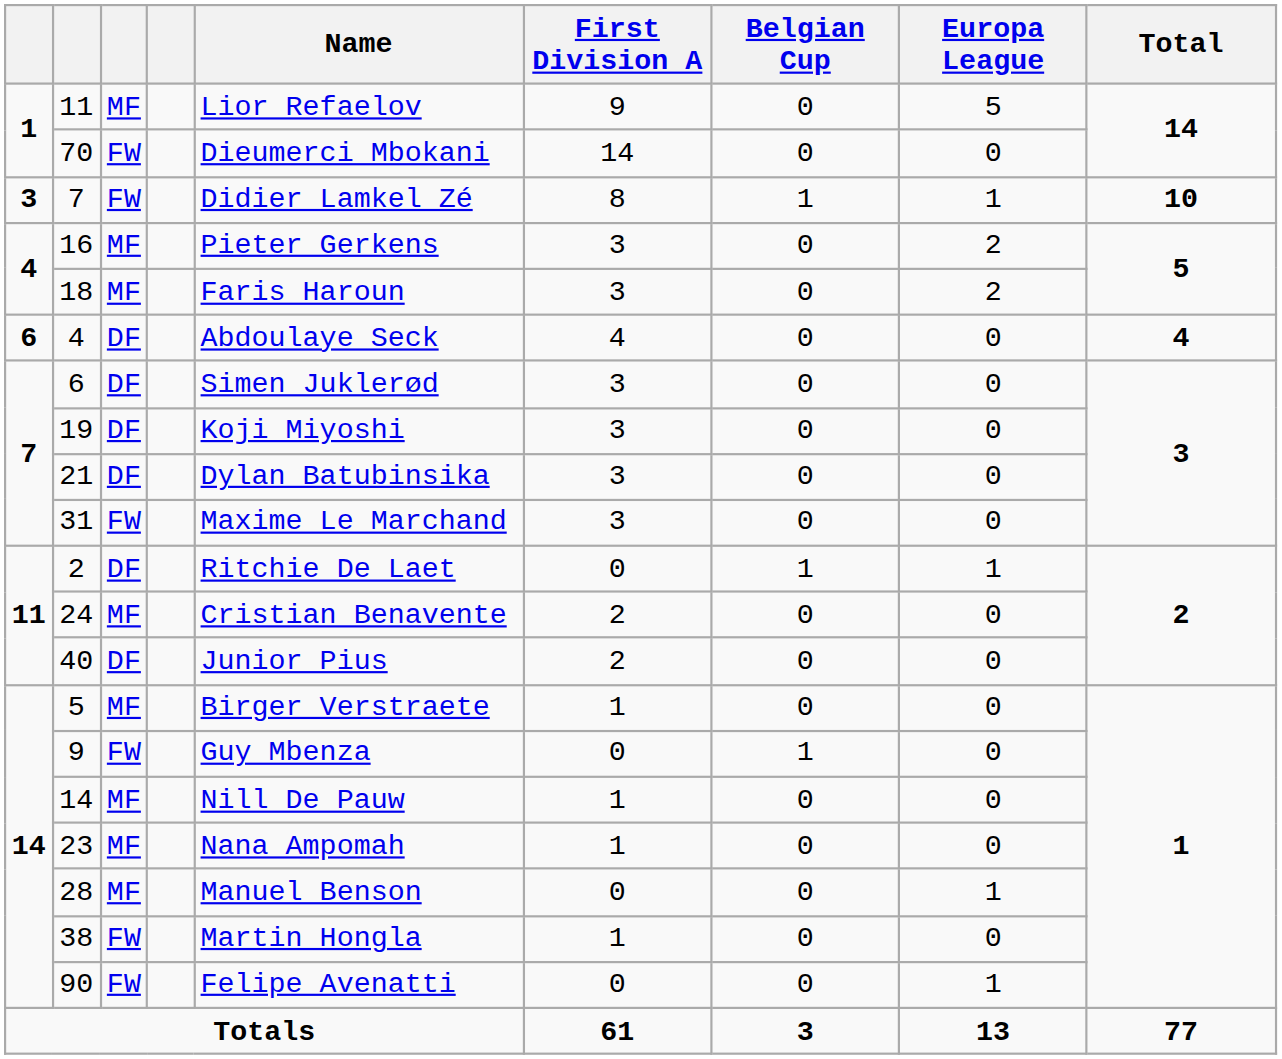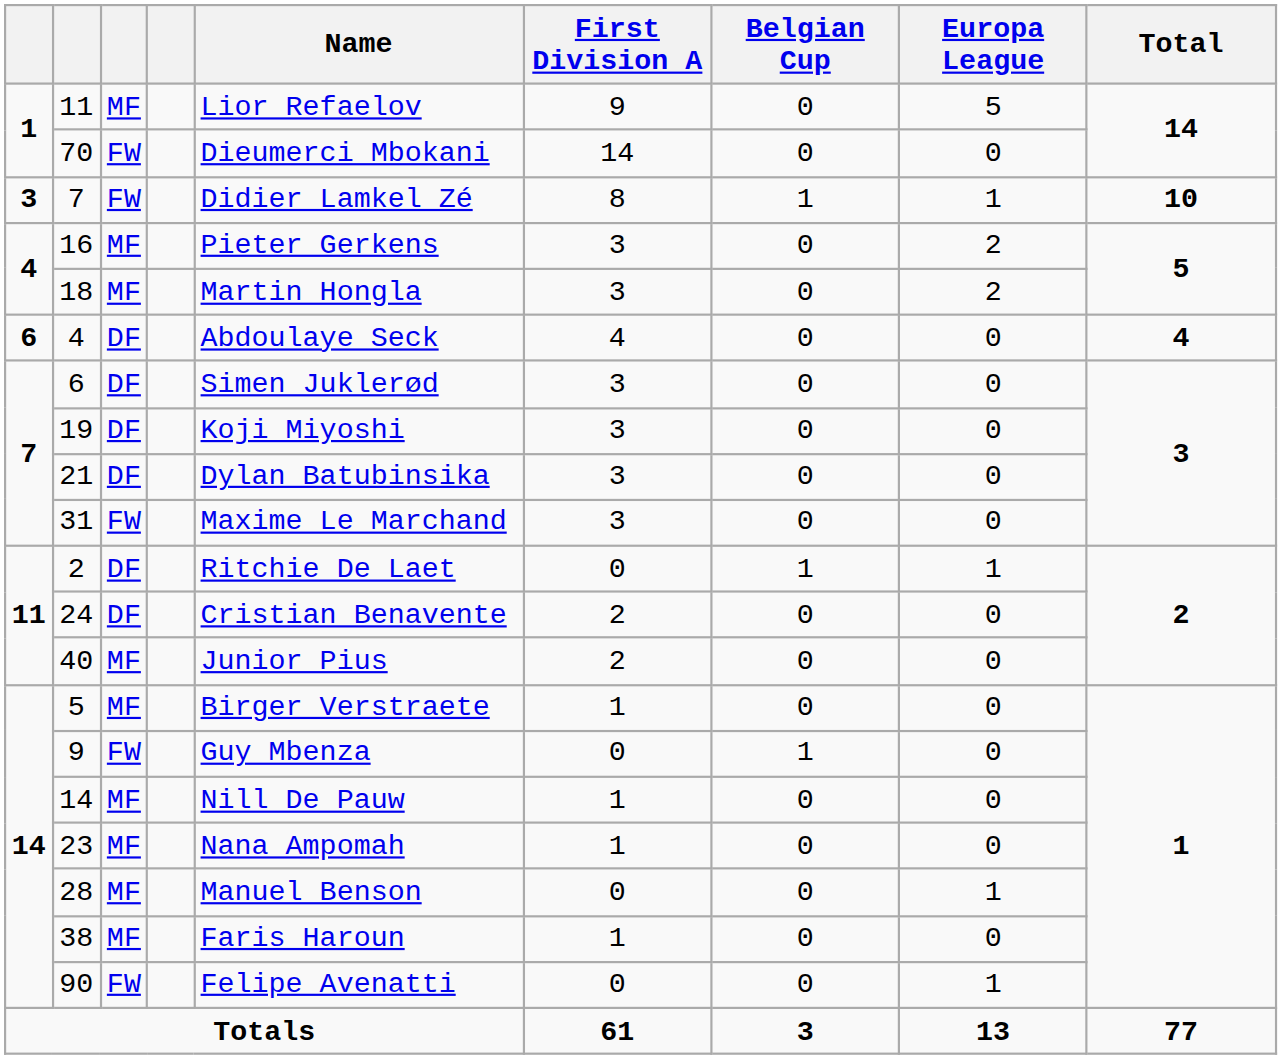(303, 292) Faris Haroun -> (311, 292) Martin Hongla
(124, 615) MF -> (124, 615) DF
(124, 661) DF -> (124, 661) MF
(124, 938) FW -> (124, 938) MF
(311, 938) Martin Hongla -> (303, 938) Faris Haroun
